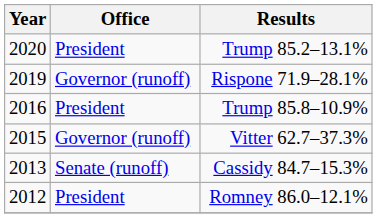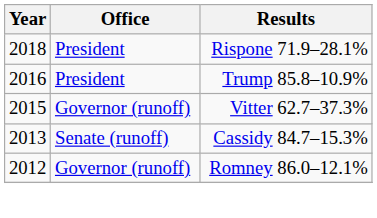- row: (295, 49)
(28, 78) 2019 -> (28, 49) 2018
(123, 78) Governor (runoff) -> (90, 49) President
(90, 197) President -> (123, 167) Governor (runoff)
